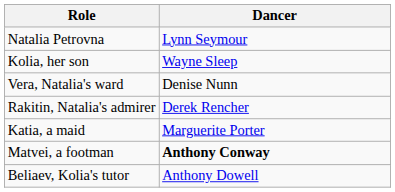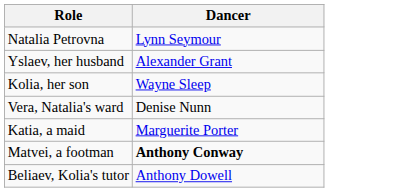+ row: (66, 61)
- row: (82, 107)
